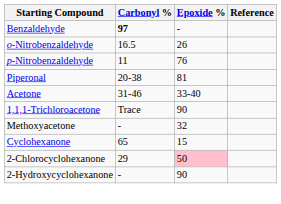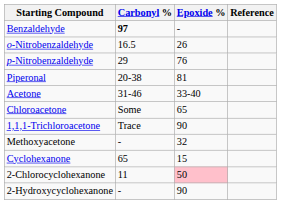(123, 61) 11 -> (123, 61) 29
+ row: (37, 110)
(123, 158) 29 -> (123, 175) 11
